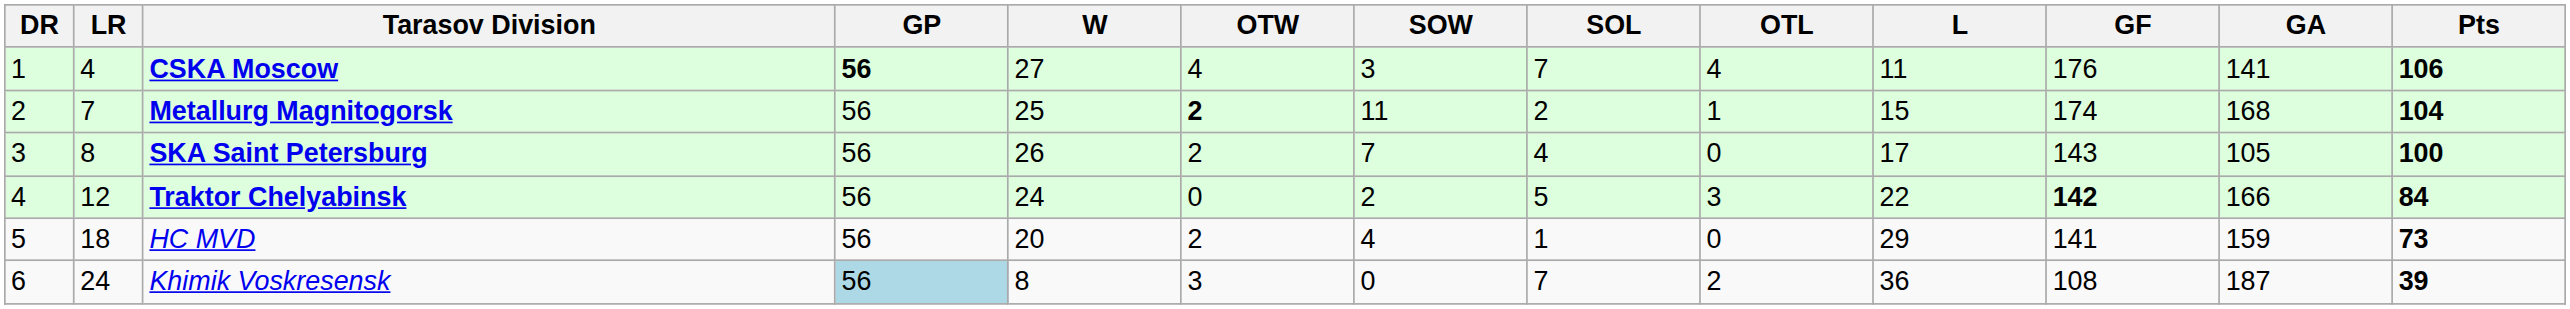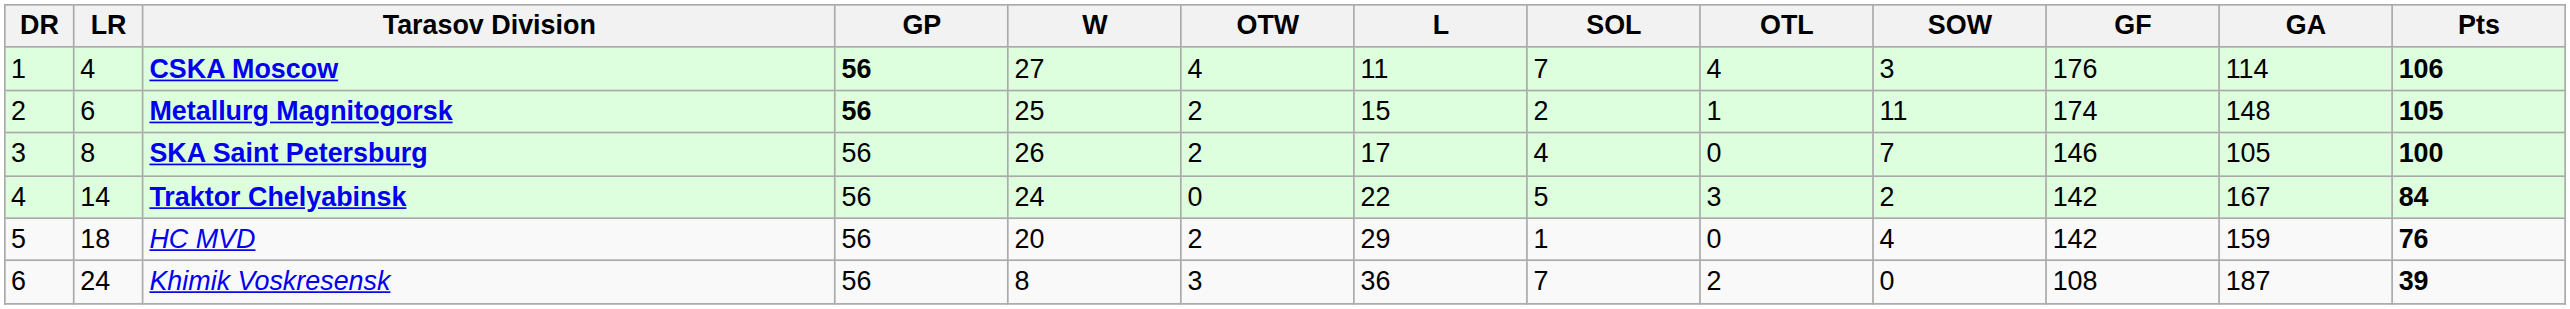columns swapped: (1441, 25) <-> (1960, 25)
(2248, 68) 141 -> (2247, 68) 114
(88, 111) 7 -> (88, 111) 6
(856, 111) normal -> (856, 111) bold
(1195, 111) bold -> (1195, 111) normal
(2248, 111) 168 -> (2248, 111) 148
(2421, 111) 104 -> (2421, 111) 105
(2075, 153) 143 -> (2075, 153) 146
(95, 196) 12 -> (95, 196) 14
(2075, 196) bold -> (2075, 196) normal
(2248, 196) 166 -> (2248, 196) 167
(2075, 238) 141 -> (2075, 238) 142
(2414, 238) 73 -> (2414, 238) 76
(856, 281) lightblue background -> (856, 281) no background
